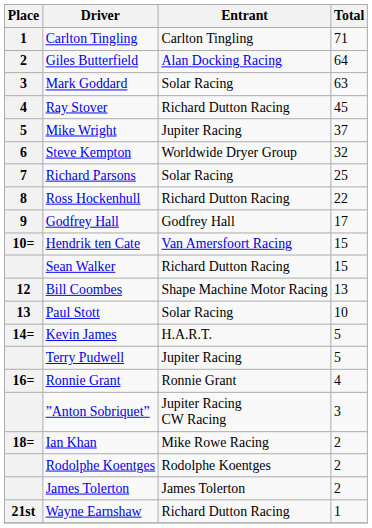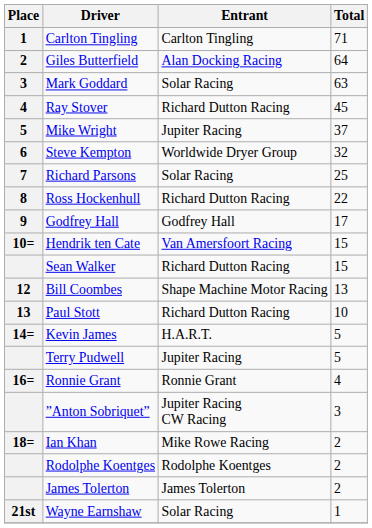(197, 312) Solar Racing -> (226, 312) Richard Dutton Racing
(226, 511) Richard Dutton Racing -> (197, 511) Solar Racing
